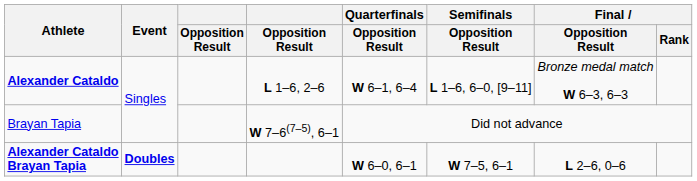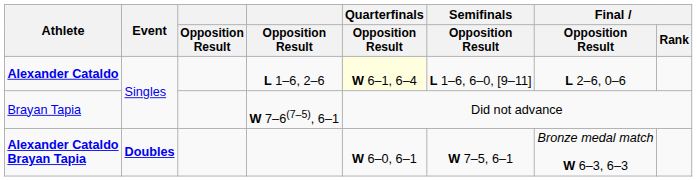(384, 88) no background -> (384, 81) lightyellow background
(596, 81) Bronze medal match W 6–3, 6–3 -> (596, 81) L 2–6, 0–6
(596, 167) L 2–6, 0–6 -> (596, 153) Bronze medal match W 6–3, 6–3
